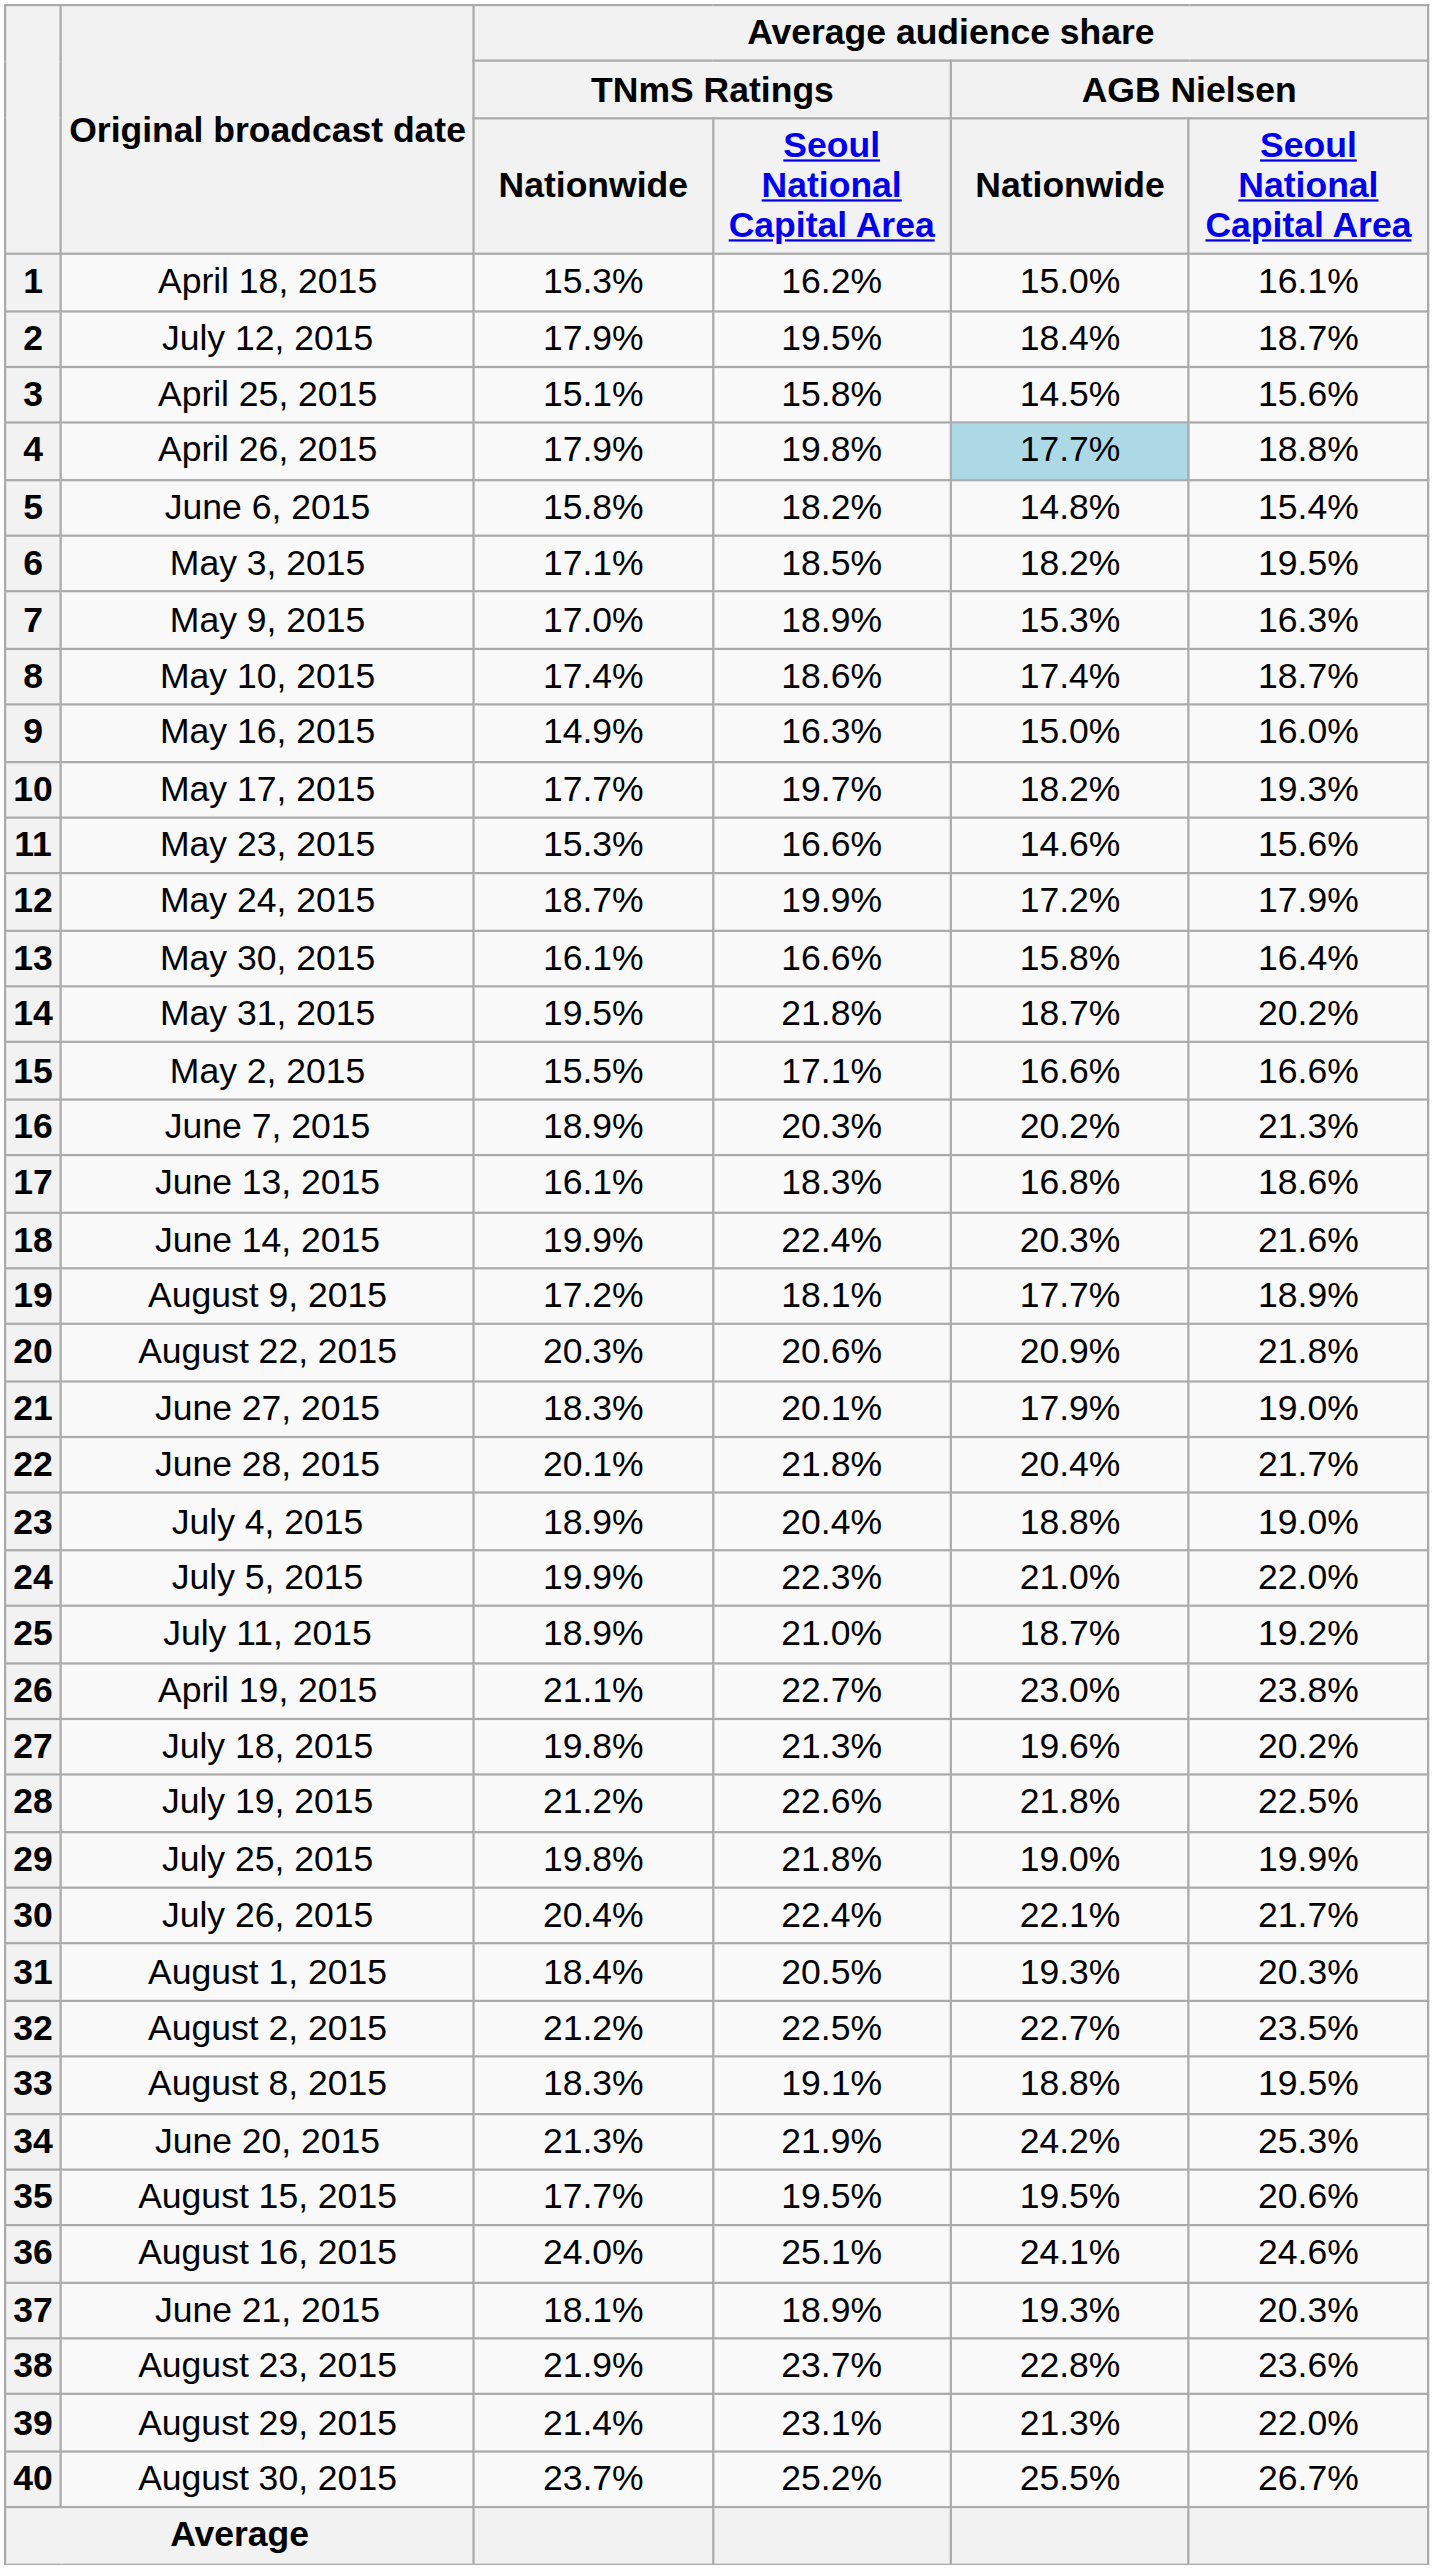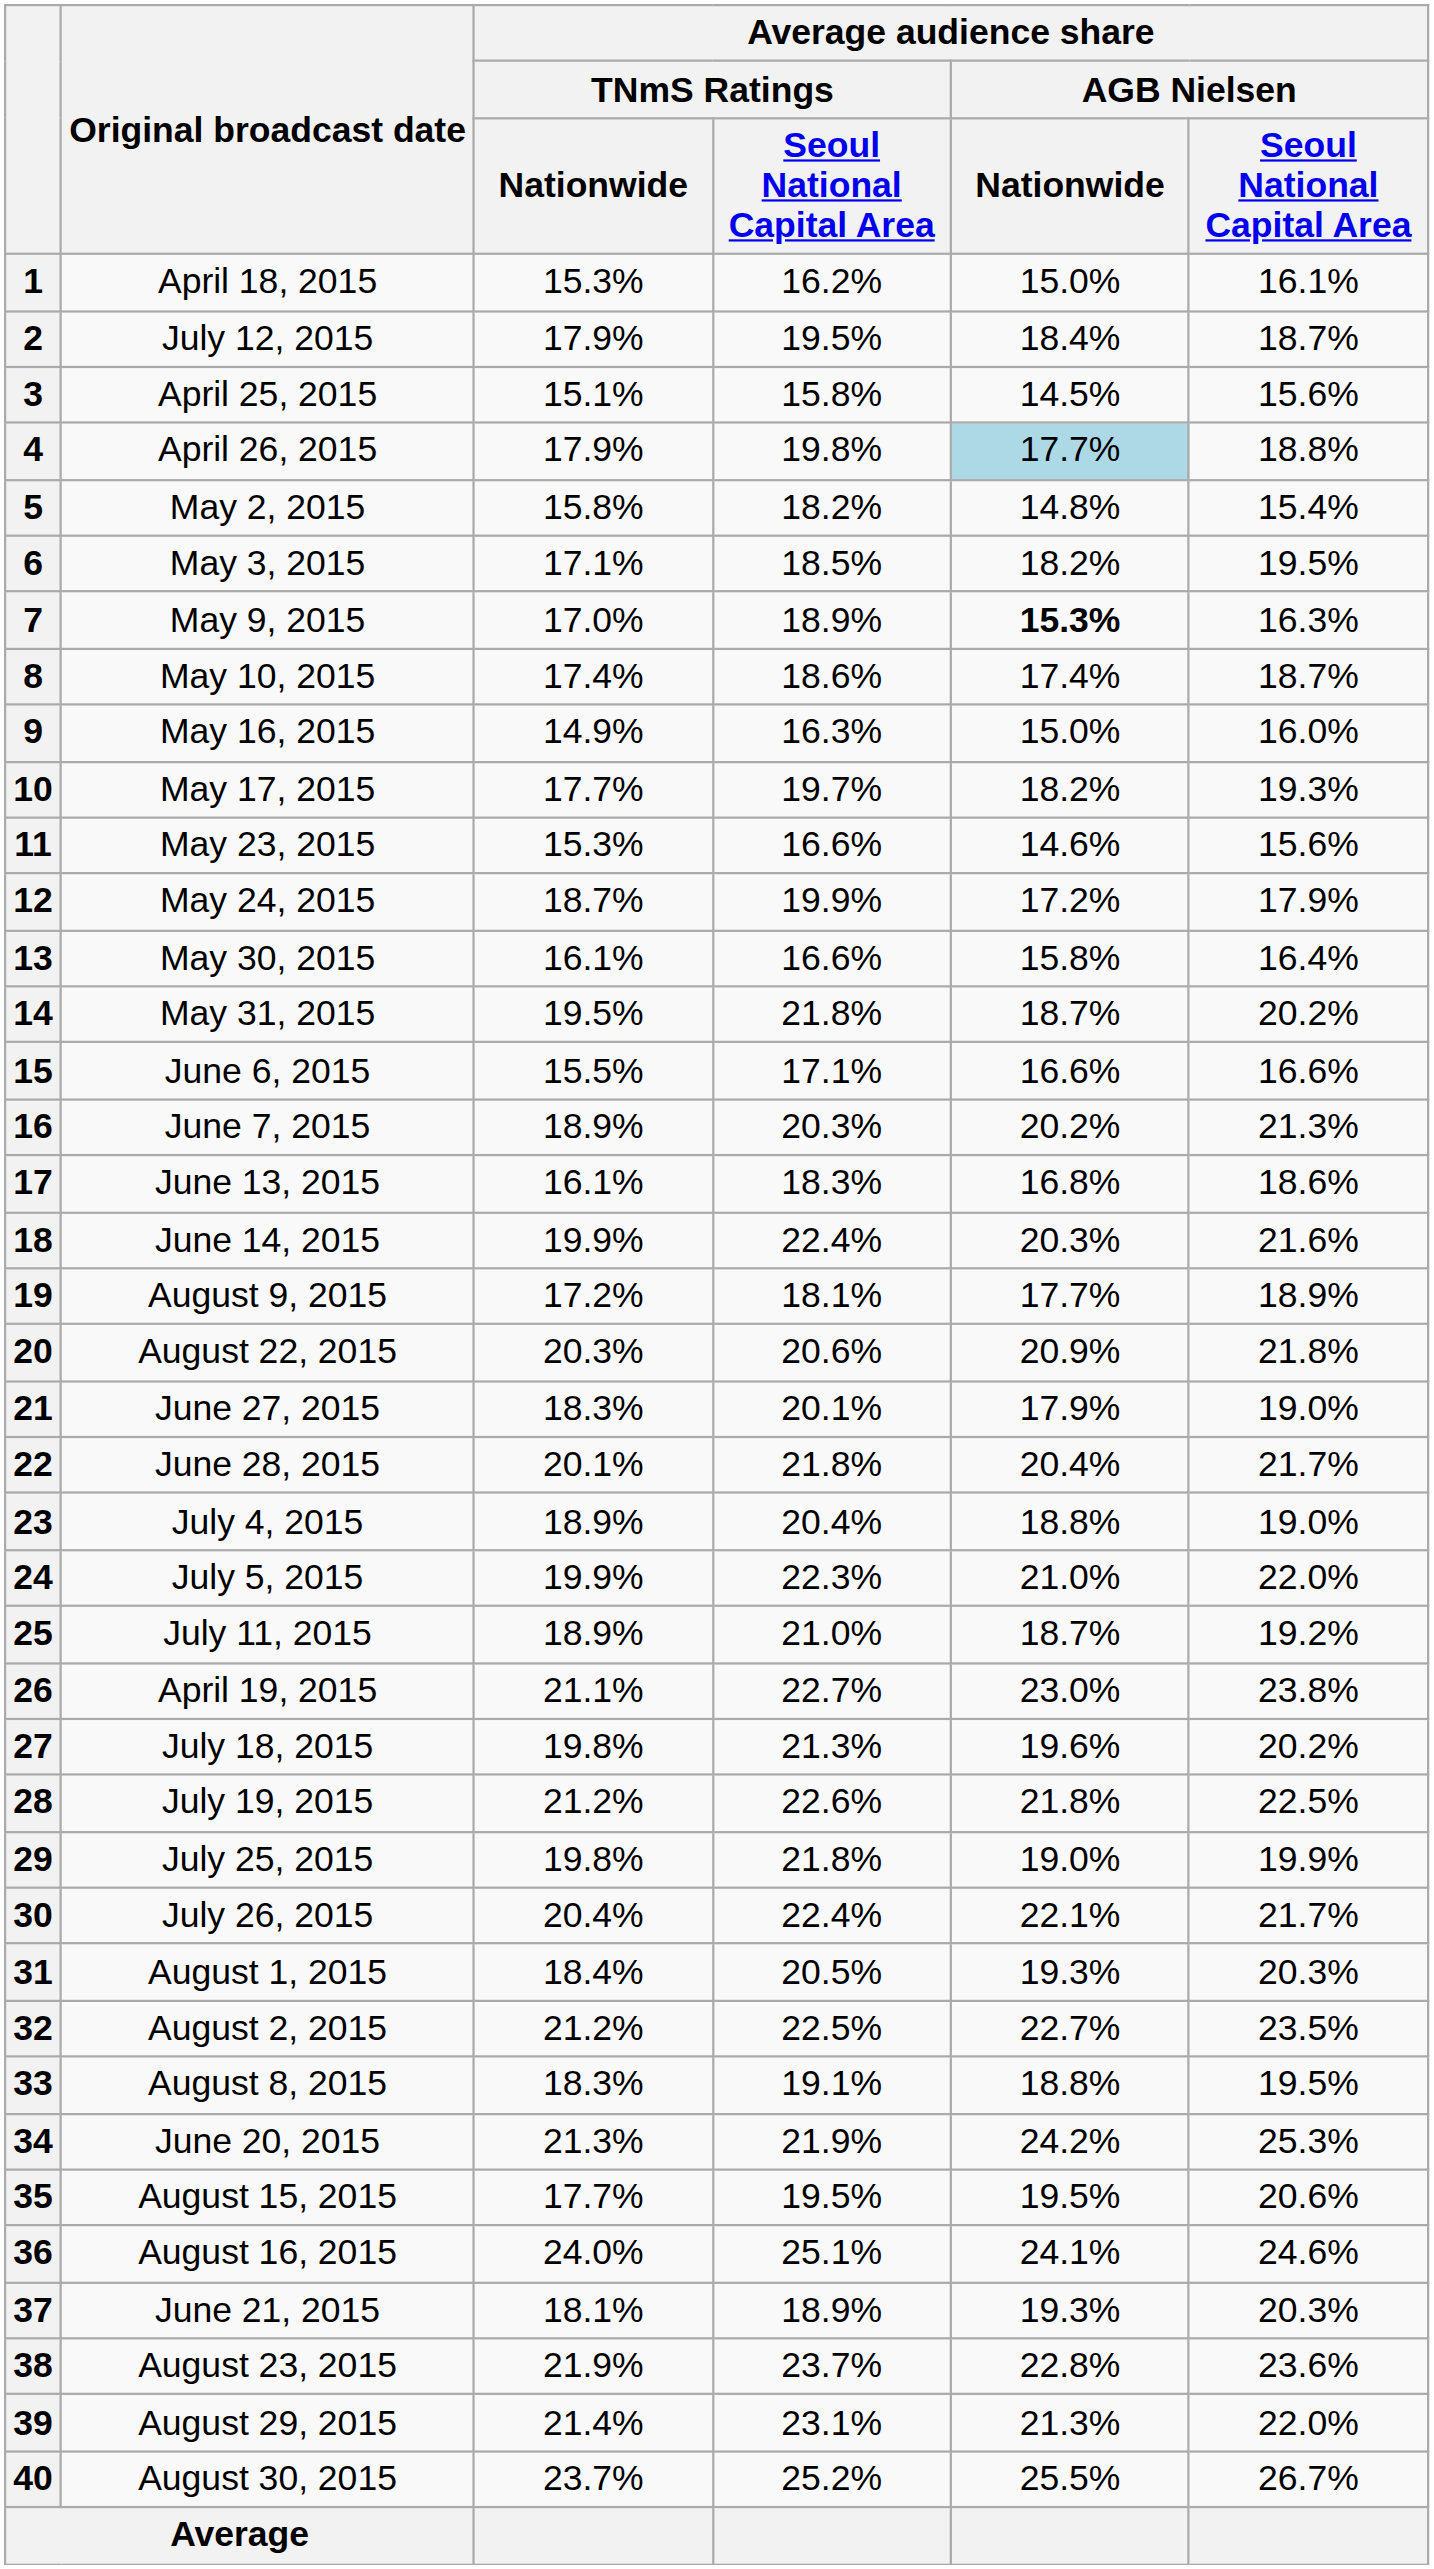(268, 506) June 6, 2015 -> (268, 506) May 2, 2015
(1070, 619) normal -> (1070, 619) bold
(268, 1070) May 2, 2015 -> (268, 1070) June 6, 2015
